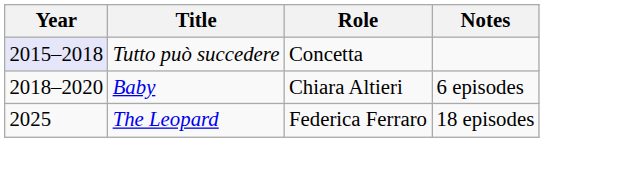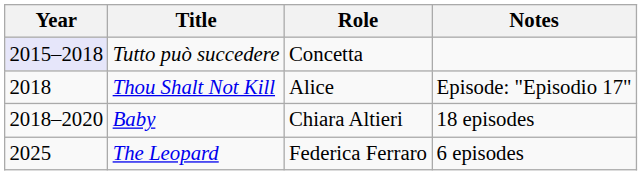+ row: (194, 86)
(480, 86) 6 episodes -> (485, 119) 18 episodes
(485, 119) 18 episodes -> (480, 152) 6 episodes
